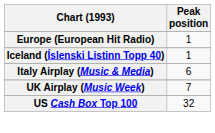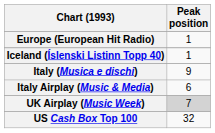+ row: (86, 71)
(189, 87) no background -> (189, 103) lightgrey background
